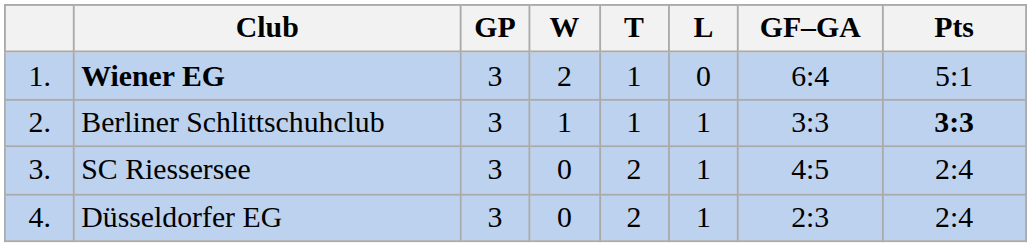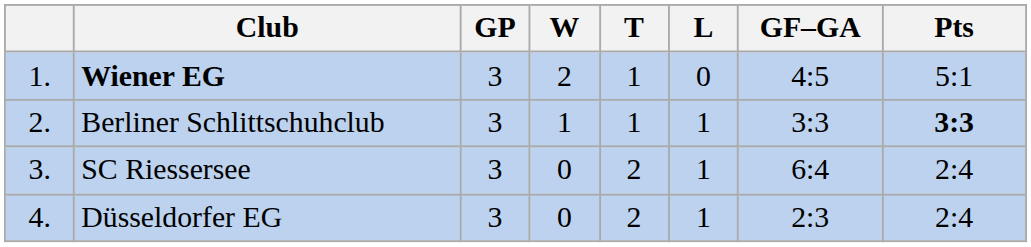(810, 75) 6:4 -> (810, 75) 4:5
(810, 169) 4:5 -> (810, 169) 6:4
